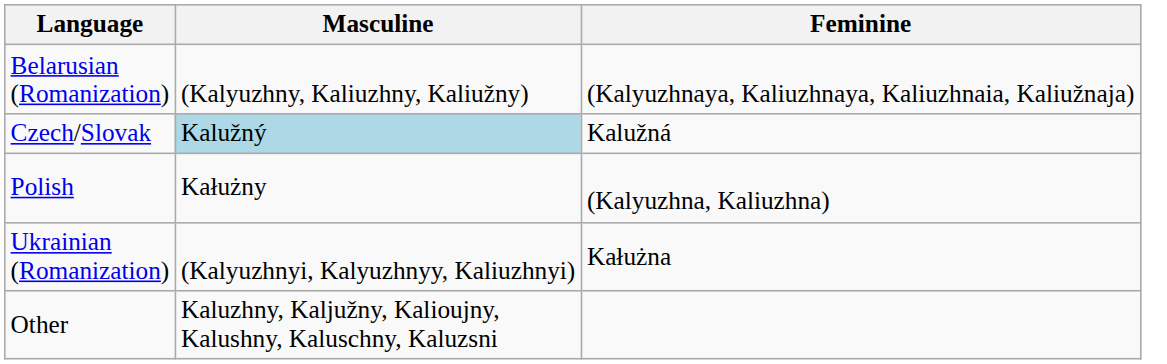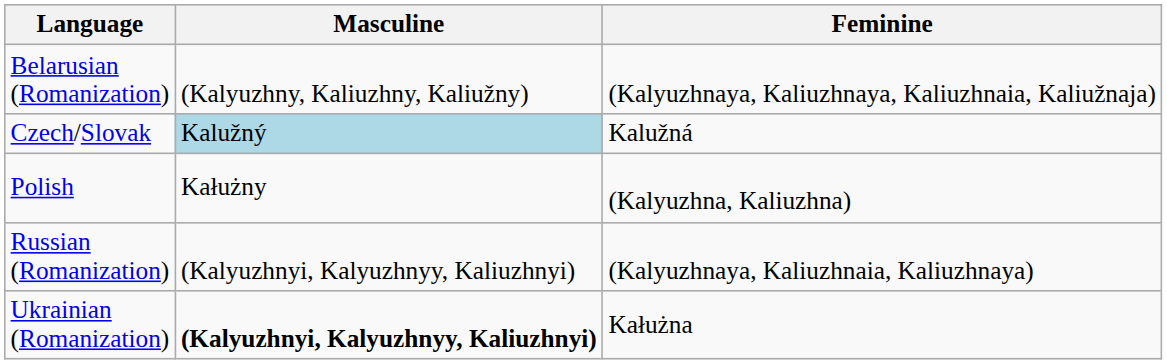+ row: (90, 256)
(378, 270) normal -> (389, 338) bold
- row: (39, 324)
